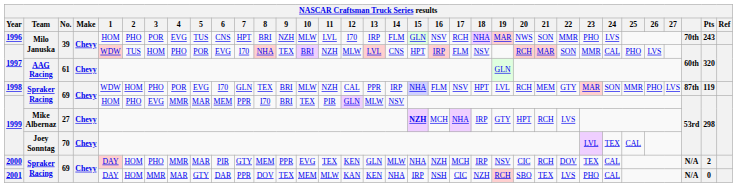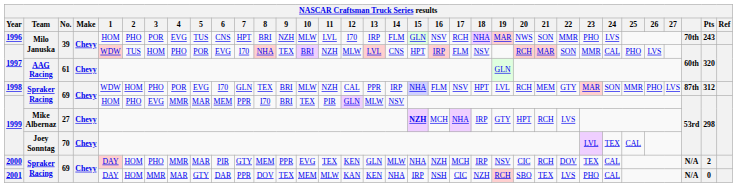(709, 88) 119 -> (709, 88) 312
